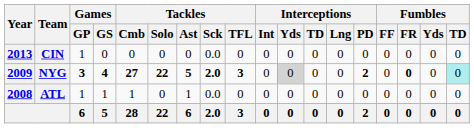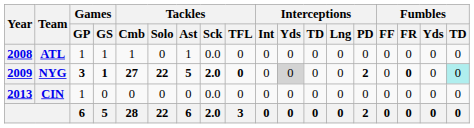rows swapped: (53, 93) <-> (53, 53)
(104, 73) 4 -> (104, 73) 1
(240, 73) 3 -> (240, 73) 0
